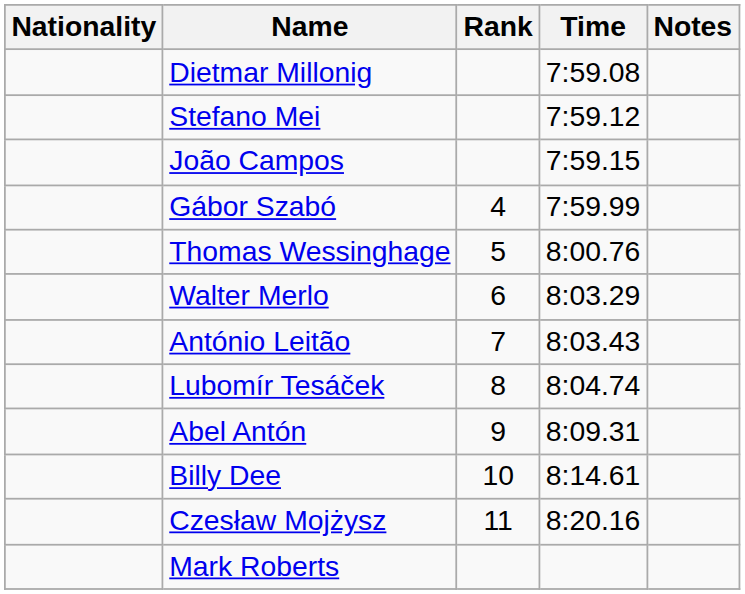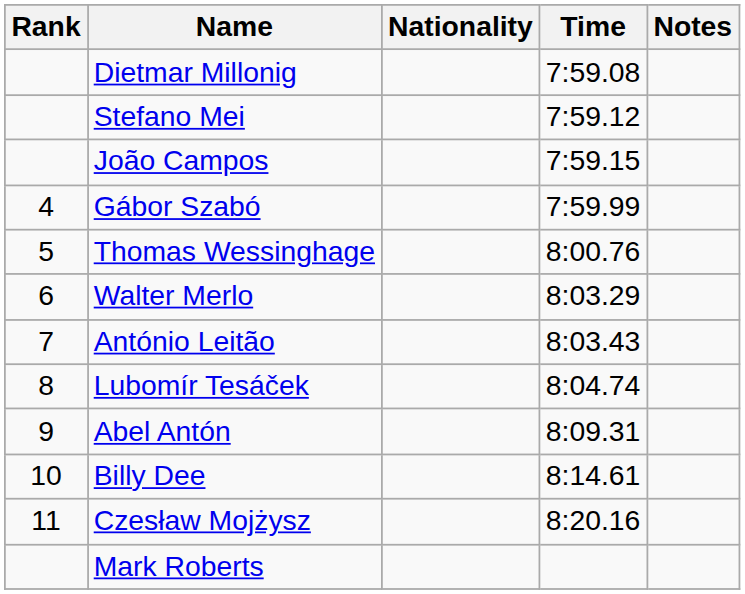columns swapped: (498, 26) <-> (84, 26)
